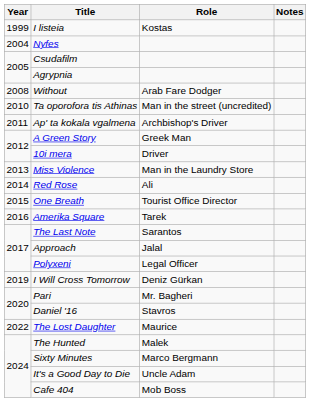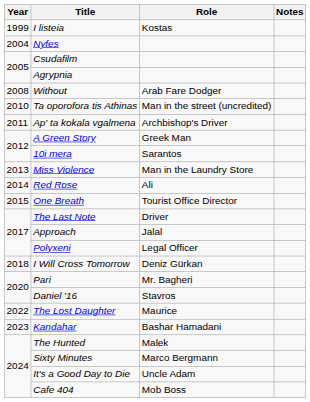(155, 153) Driver -> (162, 153) Sarantos
- row: (69, 216)
(162, 232) Sarantos -> (155, 216) Driver
(18, 279) 2019 -> (18, 264) 2018
+ row: (55, 327)
